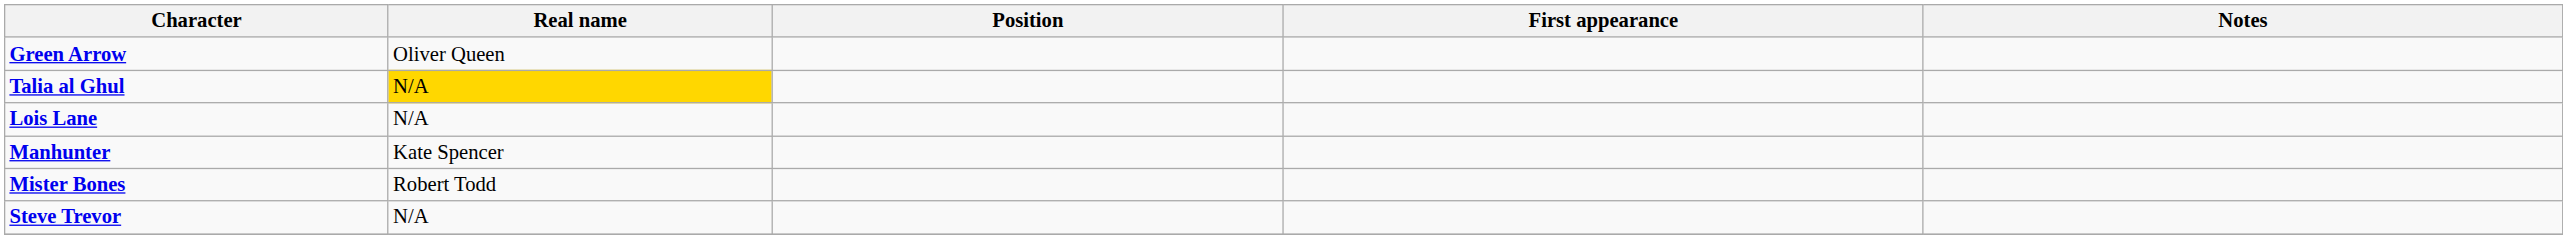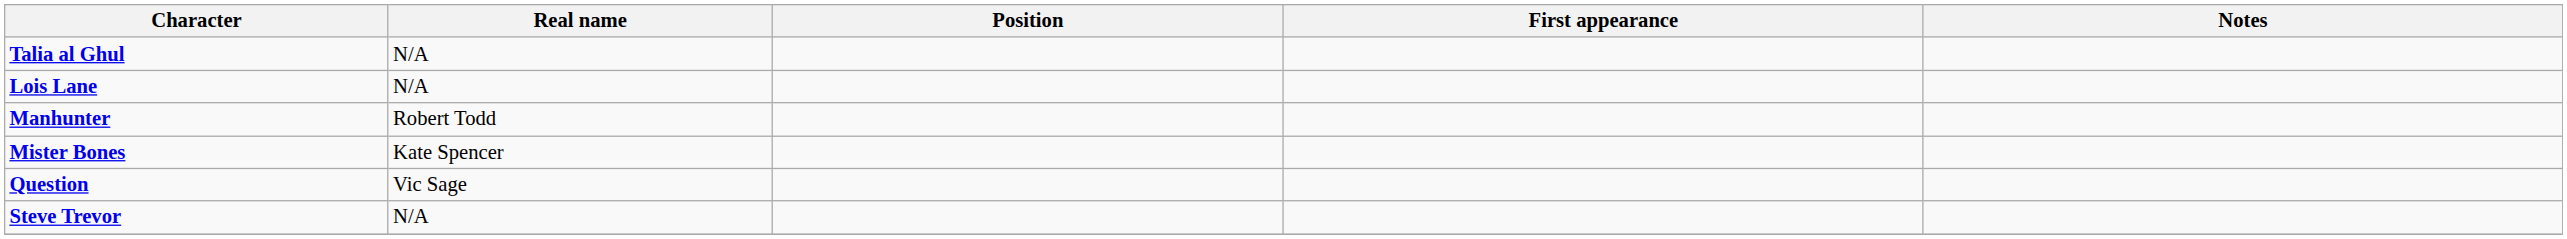- row: (68, 53)
(411, 86) gold background -> (411, 53) no background
(448, 151) Kate Spencer -> (445, 119) Robert Todd
(445, 184) Robert Todd -> (448, 151) Kate Spencer
+ row: (49, 184)
